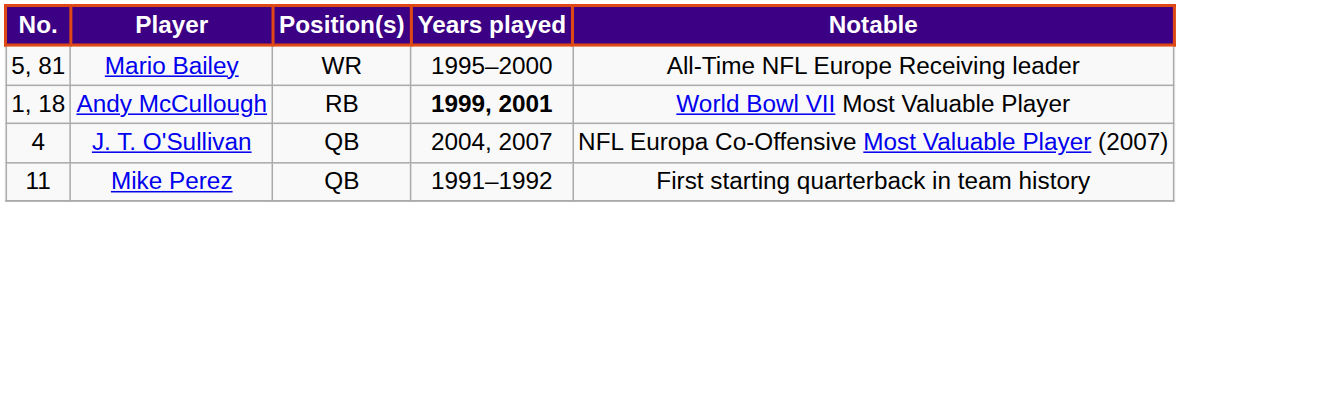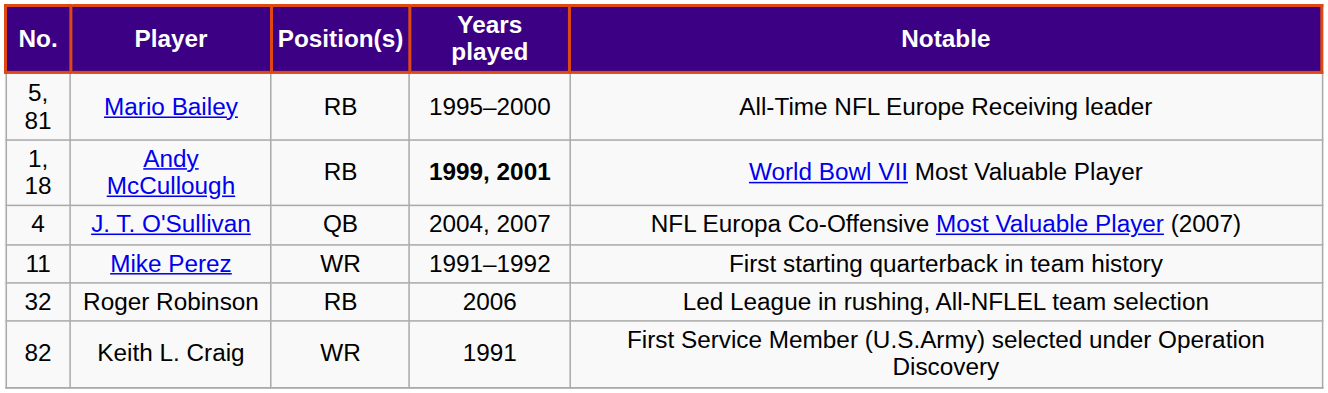(342, 65) WR -> (341, 106) RB
(342, 181) QB -> (341, 263) WR
+ row: (171, 301)
+ row: (171, 354)
